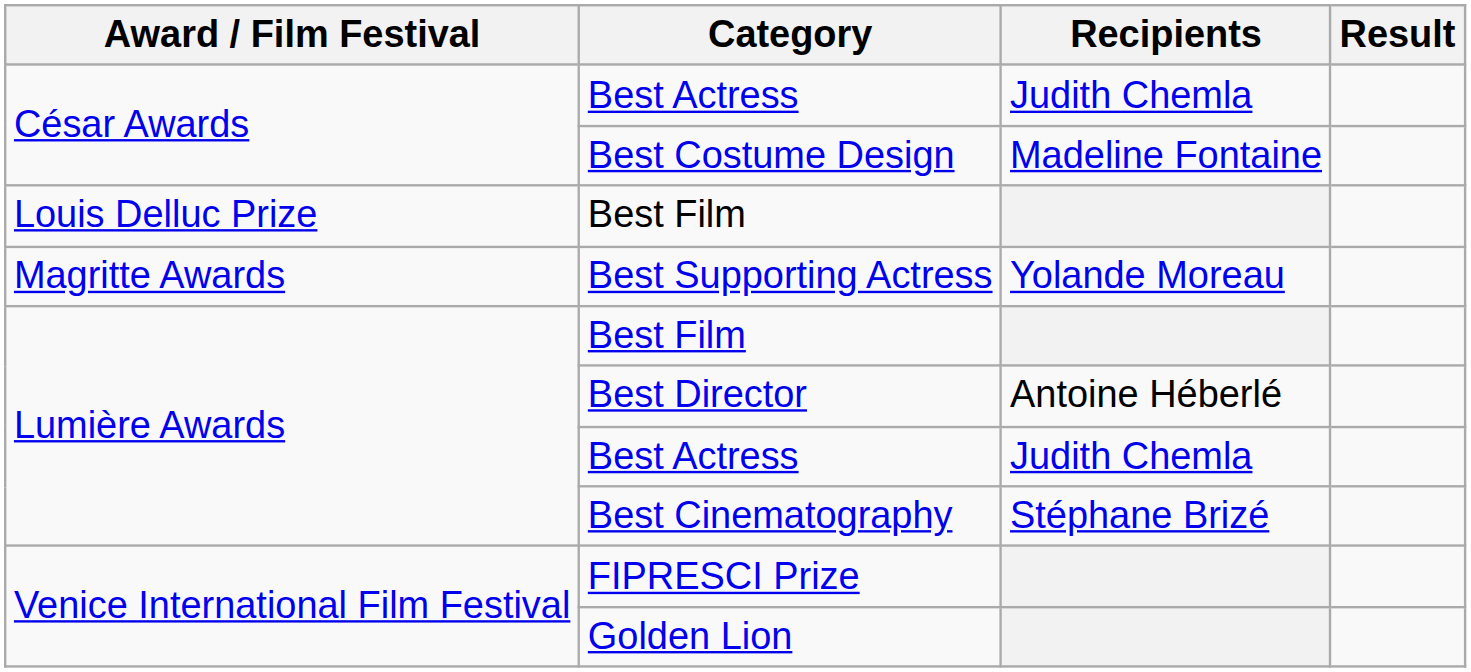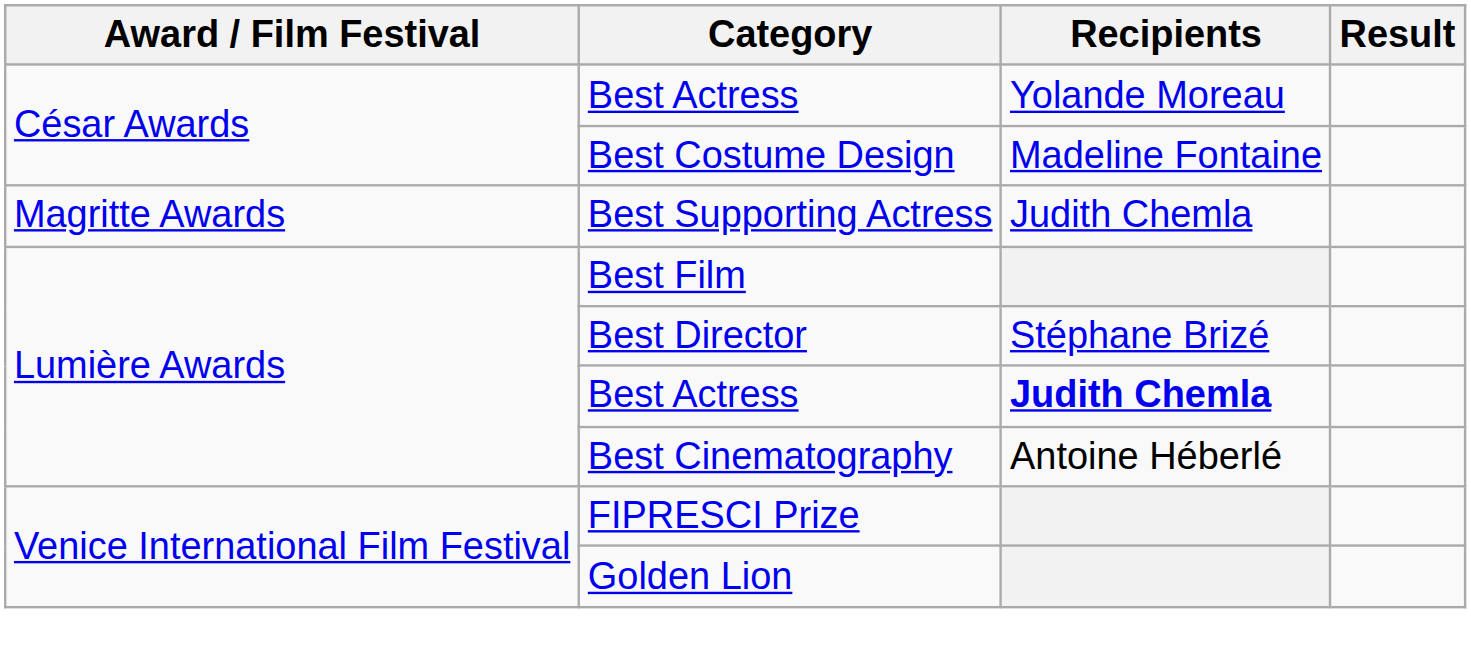(1131, 94) Judith Chemla -> (1147, 94) Yolande Moreau
- row: (166, 214)
(1147, 275) Yolande Moreau -> (1131, 214) Judith Chemla
(1146, 395) Antoine Héberlé -> (1140, 335) Stéphane Brizé
(1131, 455) normal -> (1141, 395) bold
(1140, 515) Stéphane Brizé -> (1146, 455) Antoine Héberlé
